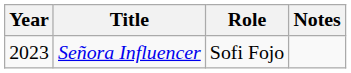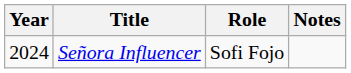(29, 51) 2023 -> (29, 51) 2024
